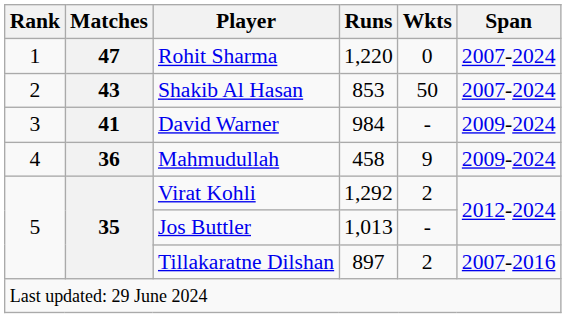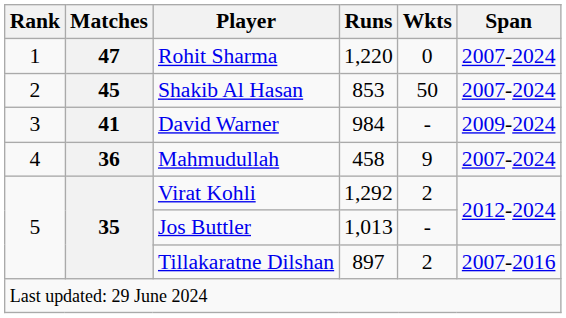(109, 90) 43 -> (109, 90) 45
(509, 158) 2009-2024 -> (509, 158) 2007-2024
